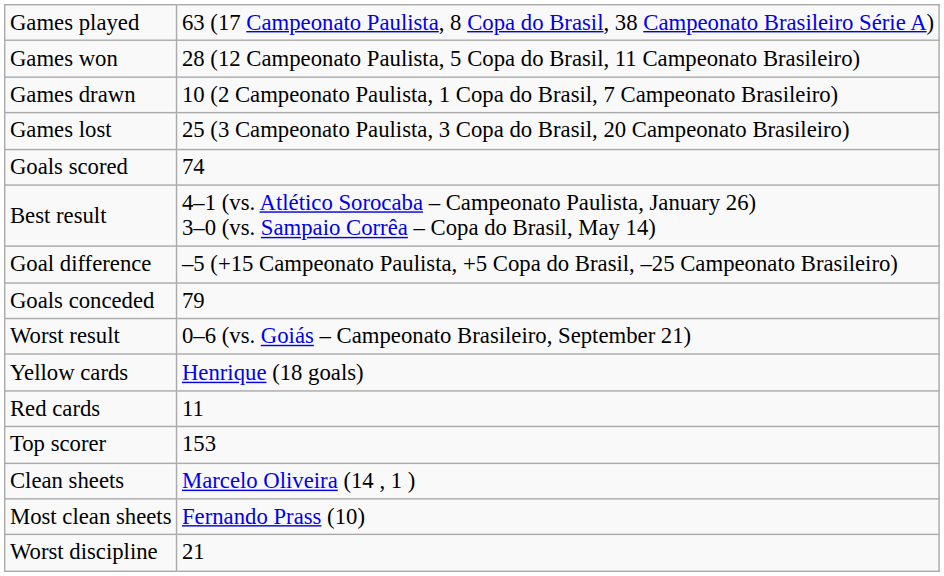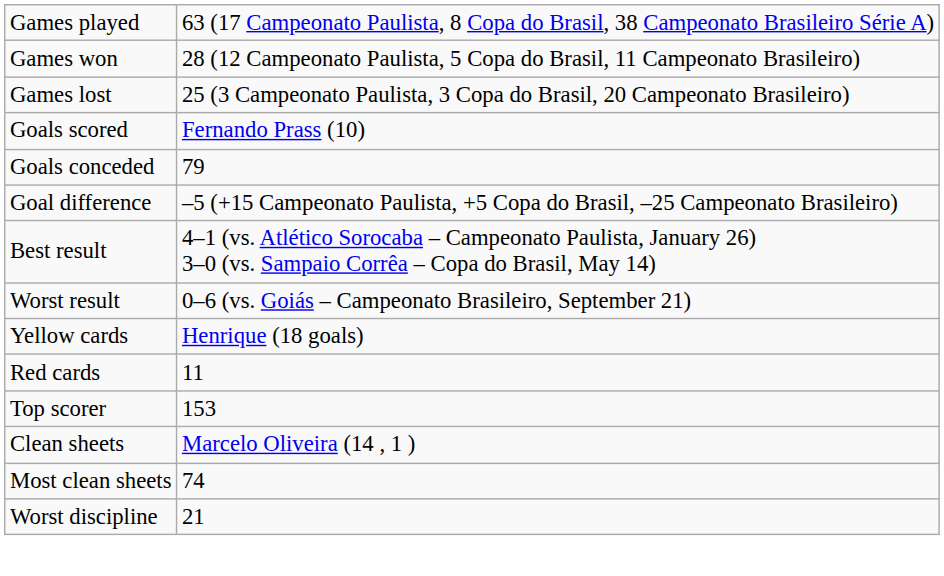- row: (73, 94)
(193, 166) 74 -> (273, 130) Fernando Prass (10)
rows swapped: (82, 300) <-> (58, 215)
(273, 516) Fernando Prass (10) -> (193, 480) 74
